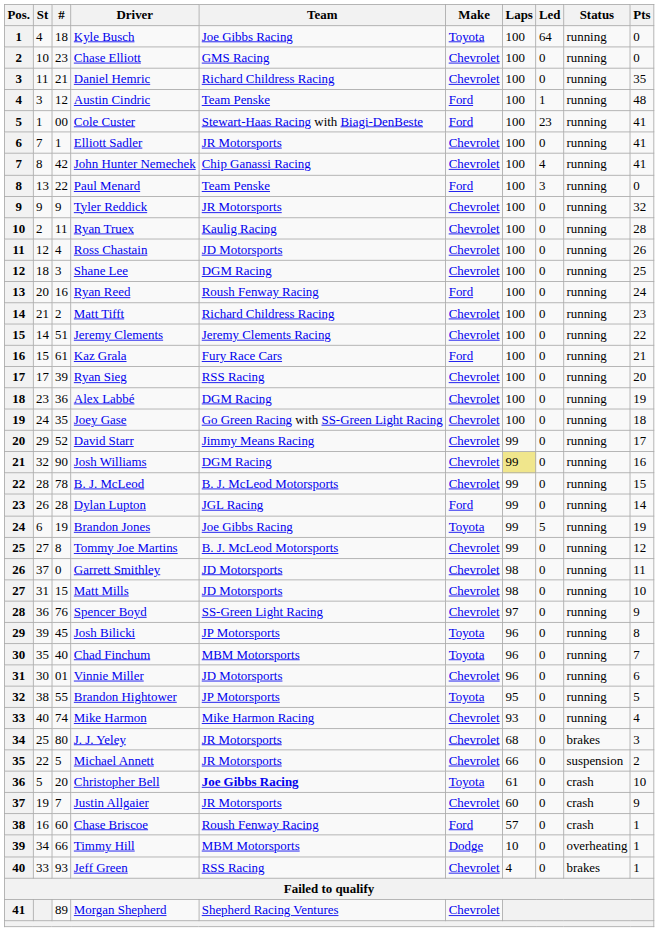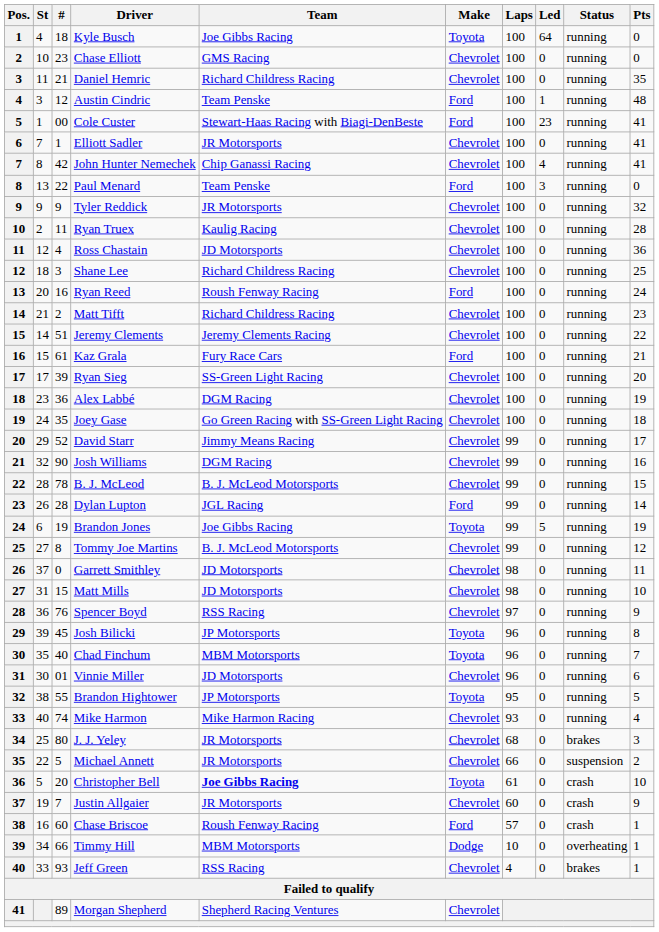(640, 249) 26 -> (640, 249) 36
(237, 270) DGM Racing -> (268, 270) Richard Childress Racing
(233, 377) RSS Racing -> (262, 377) SS-Green Light Racing
(512, 462) khaki background -> (512, 462) no background
(262, 611) SS-Green Light Racing -> (233, 611) RSS Racing
